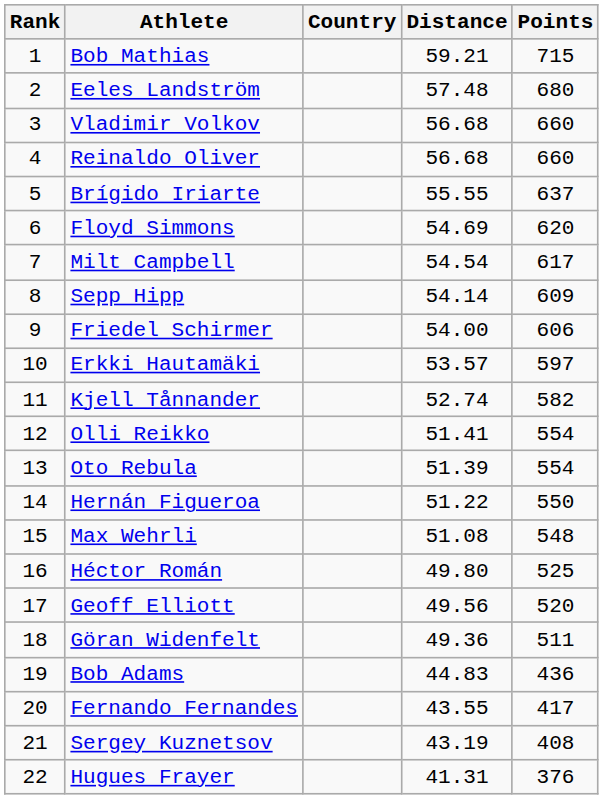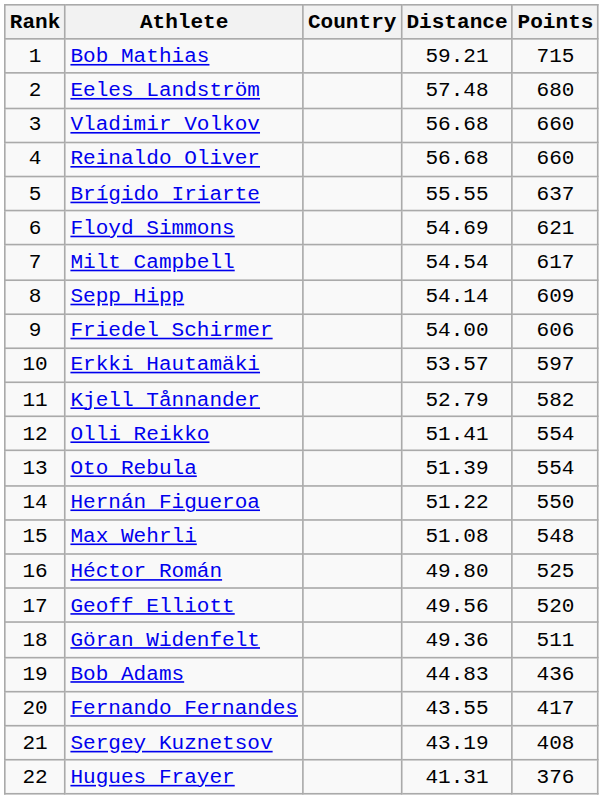(556, 228) 620 -> (556, 228) 621
(457, 400) 52.74 -> (457, 400) 52.79
